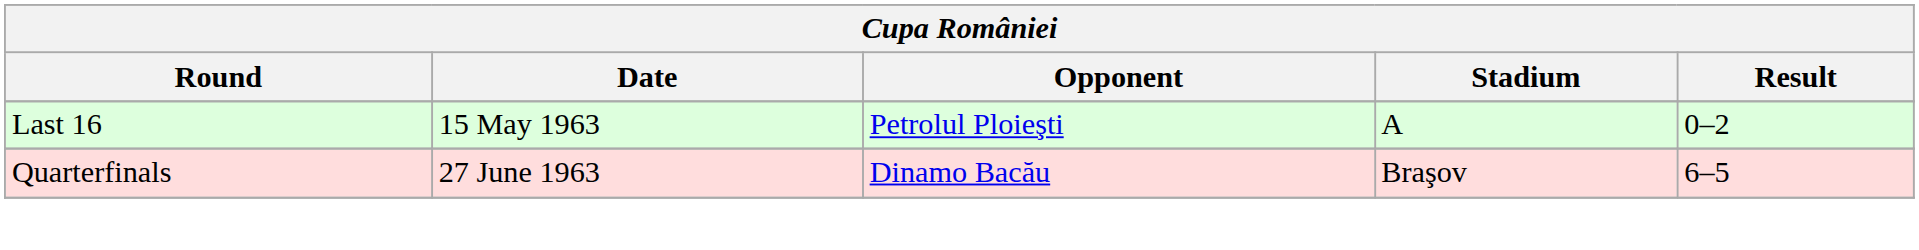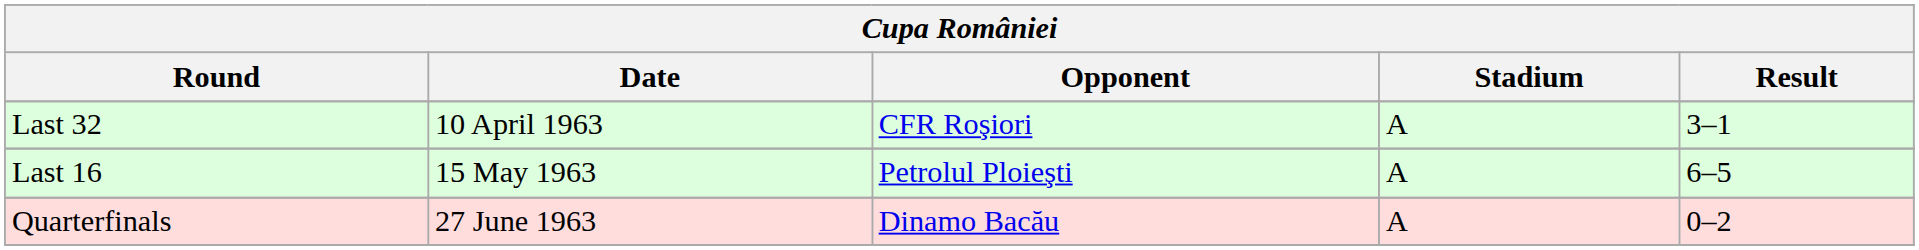+ row: (57, 124)
(1707, 124) 0–2 -> (1709, 172) 6–5
(1424, 172) Braşov -> (1397, 220) A
(1707, 172) 6–5 -> (1709, 220) 0–2
